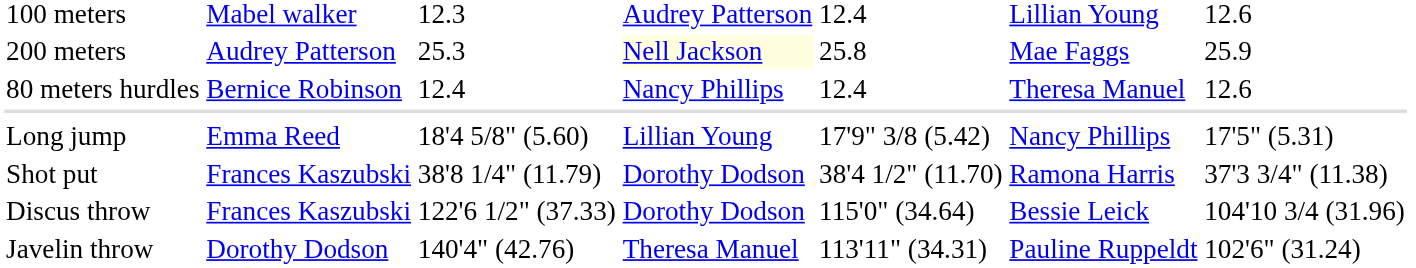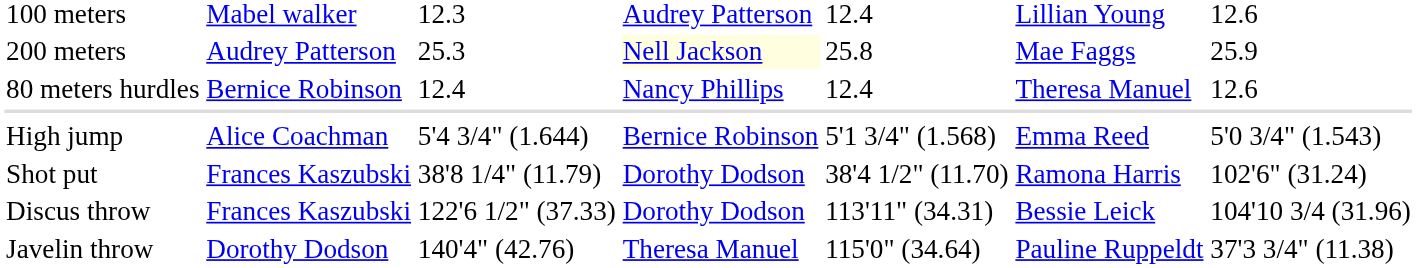+ row: (65, 136)
- row: (66, 136)
(1296, 173) 37'3 3/4" (11.38) -> (1289, 173) 102'6" (31.24)
(897, 211) 115'0" (34.64) -> (909, 211) 113'11" (34.31)
(903, 248) 113'11" (34.31) -> (903, 248) 115'0" (34.64)
(1283, 248) 102'6" (31.24) -> (1302, 248) 37'3 3/4" (11.38)
